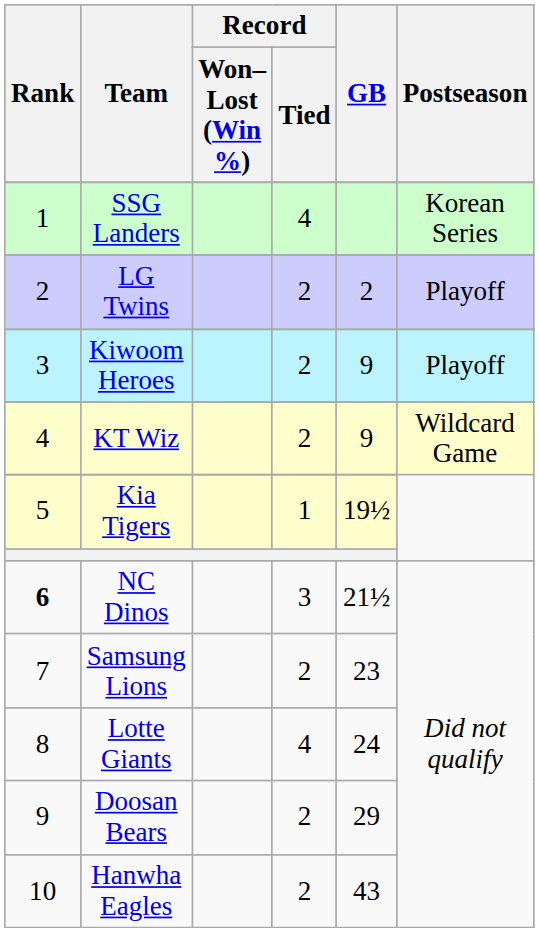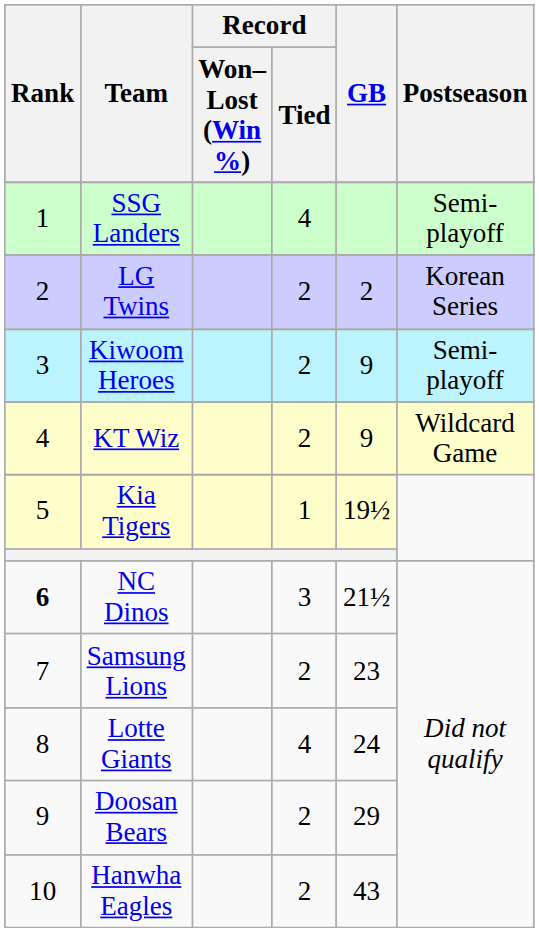(465, 218) Korean Series -> (465, 218) Semi-playoff
(465, 291) Playoff -> (465, 291) Korean Series
(465, 364) Playoff -> (465, 364) Semi-playoff
